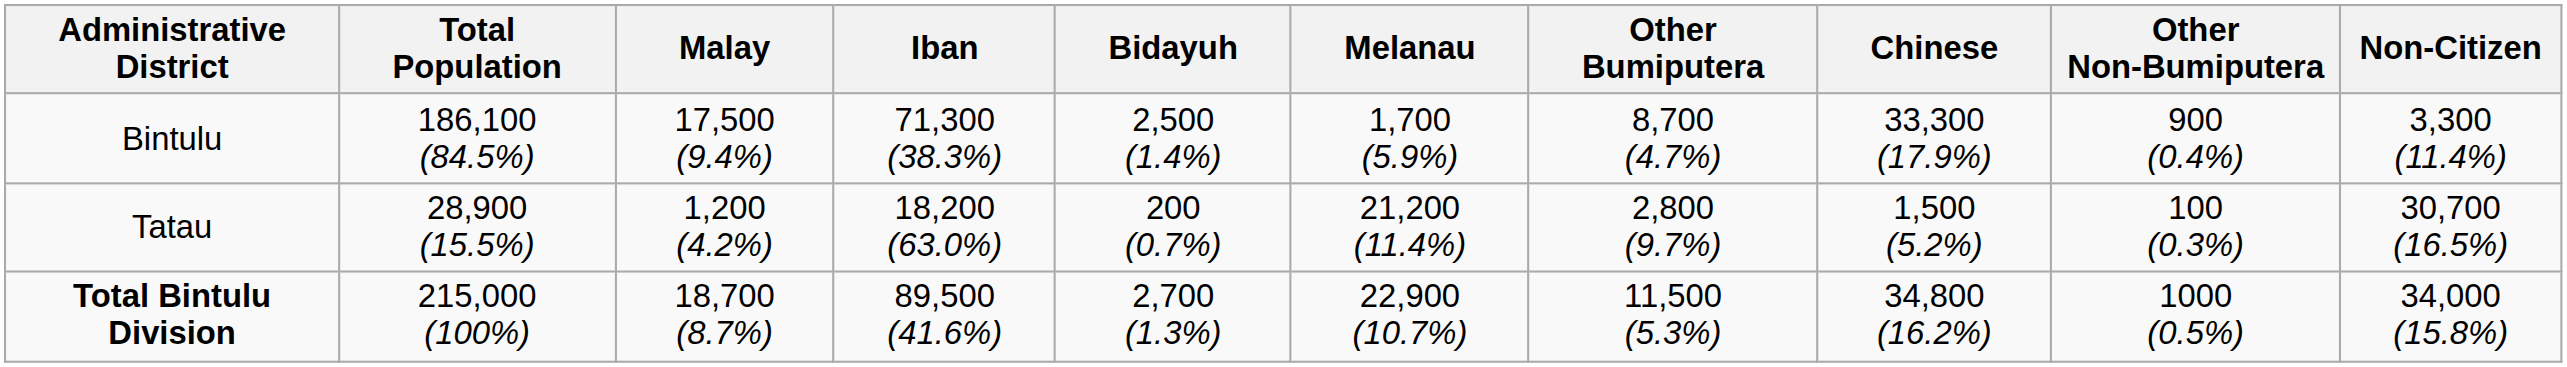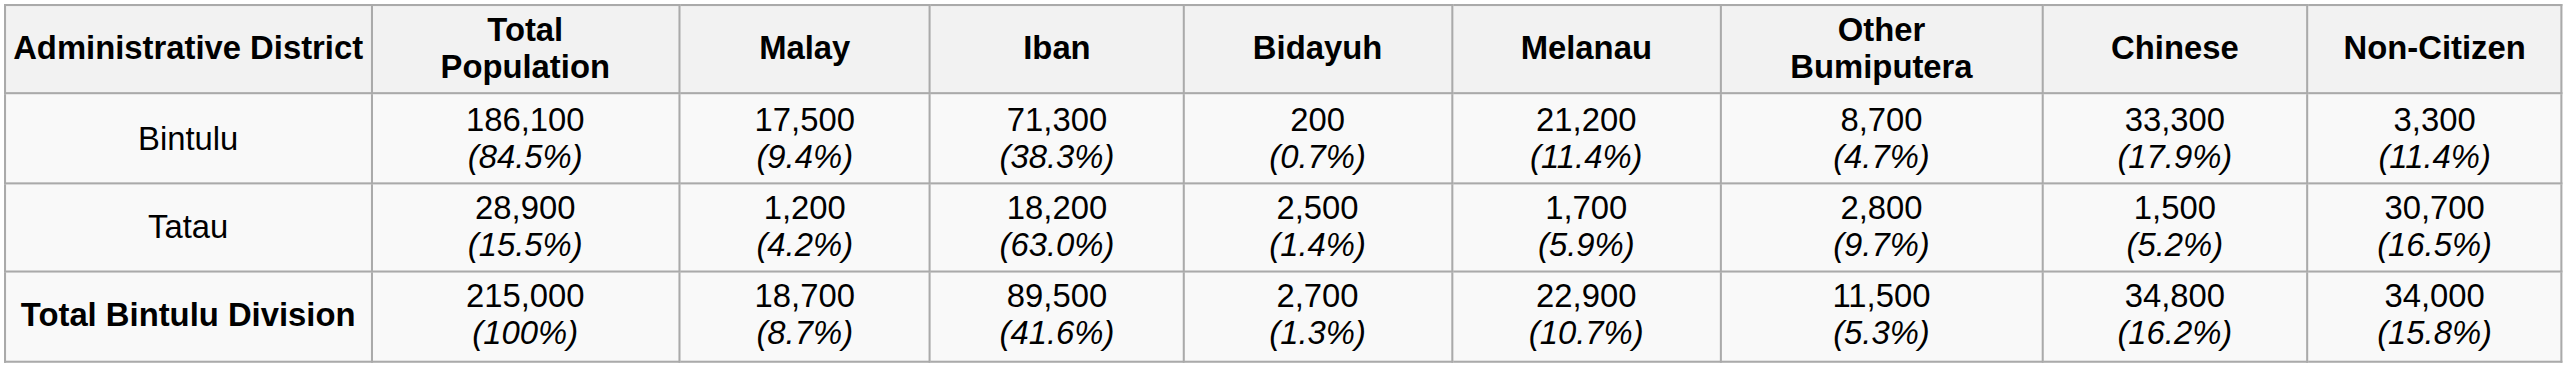- column: (2196, 48)
(1173, 137) 2,500 (1.4%) -> (1318, 137) 200 (0.7%)
(1410, 137) 1,700 (5.9%) -> (1586, 137) 21,200 (11.4%)
(1173, 226) 200 (0.7%) -> (1318, 226) 2,500 (1.4%)
(1410, 226) 21,200 (11.4%) -> (1586, 226) 1,700 (5.9%)
